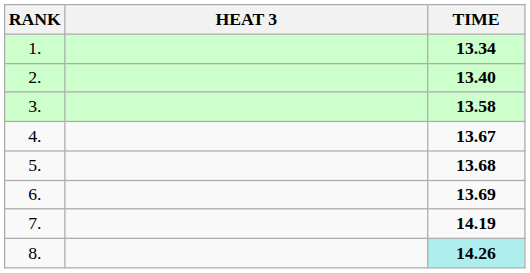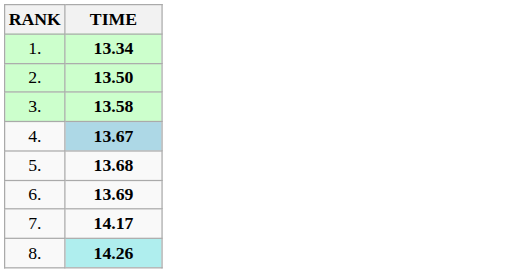- column: (246, 19)
(476, 77) 13.40 -> (113, 77) 13.50
(476, 136) no background -> (113, 136) lightblue background
(476, 223) 14.19 -> (113, 223) 14.17
